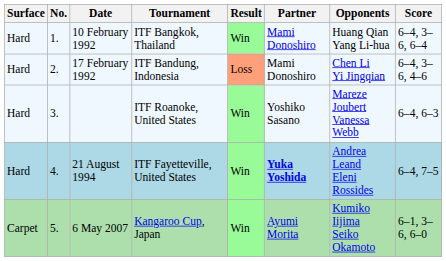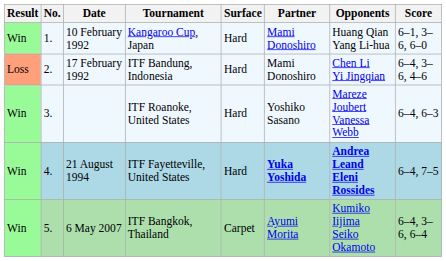columns swapped: (246, 13) <-> (26, 13)
(166, 38) ITF Bangkok, Thailand -> (163, 38) Kangaroo Cup, Japan
(415, 38) 6–4, 3–6, 6–4 -> (415, 38) 6–1, 3–6, 6–0
(353, 170) normal -> (353, 170) bold
(169, 228) Kangaroo Cup, Japan -> (160, 228) ITF Bangkok, Thailand
(415, 228) 6–1, 3–6, 6–0 -> (415, 228) 6–4, 3–6, 6–4
